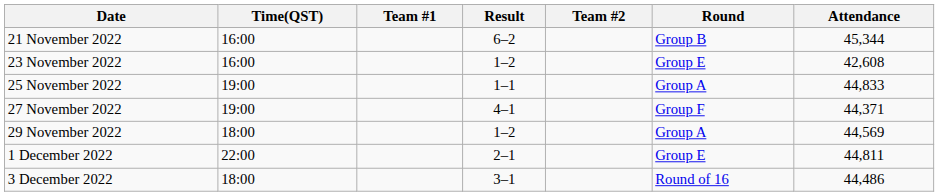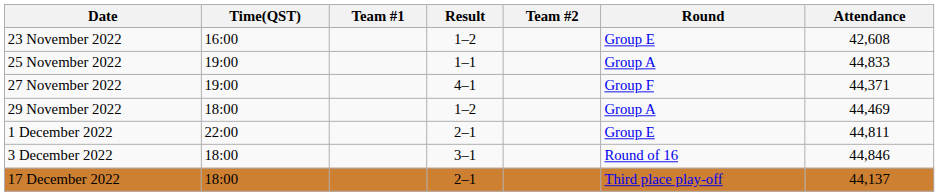- row: (65, 39)
(864, 132) 44,569 -> (870, 109) 44,469
(864, 179) 44,486 -> (870, 156) 44,846
+ row: (64, 179)
